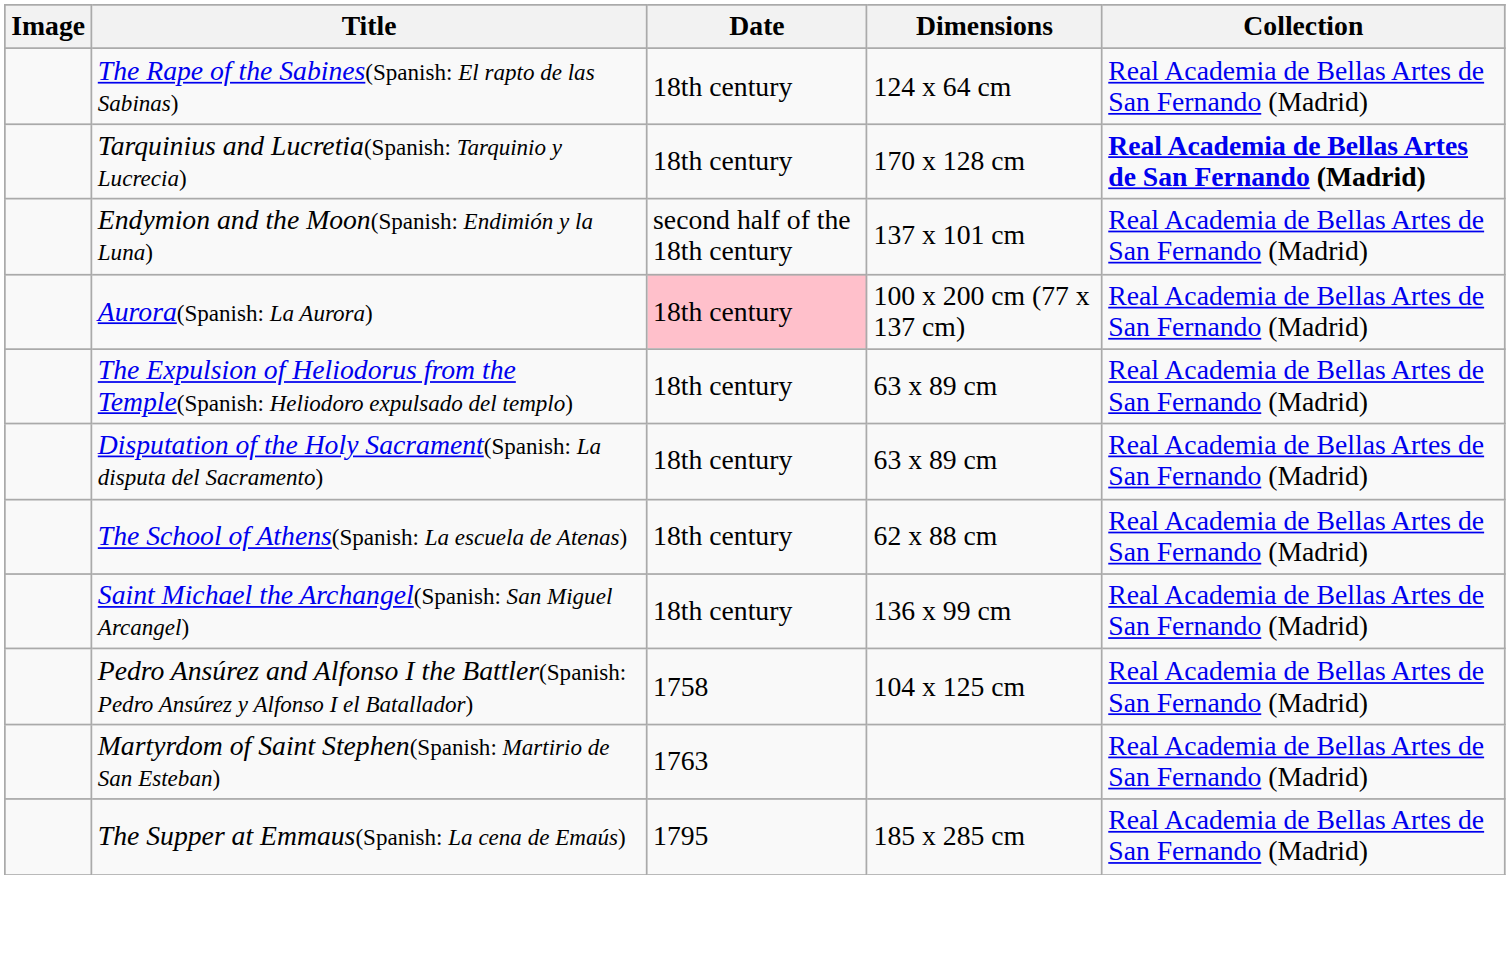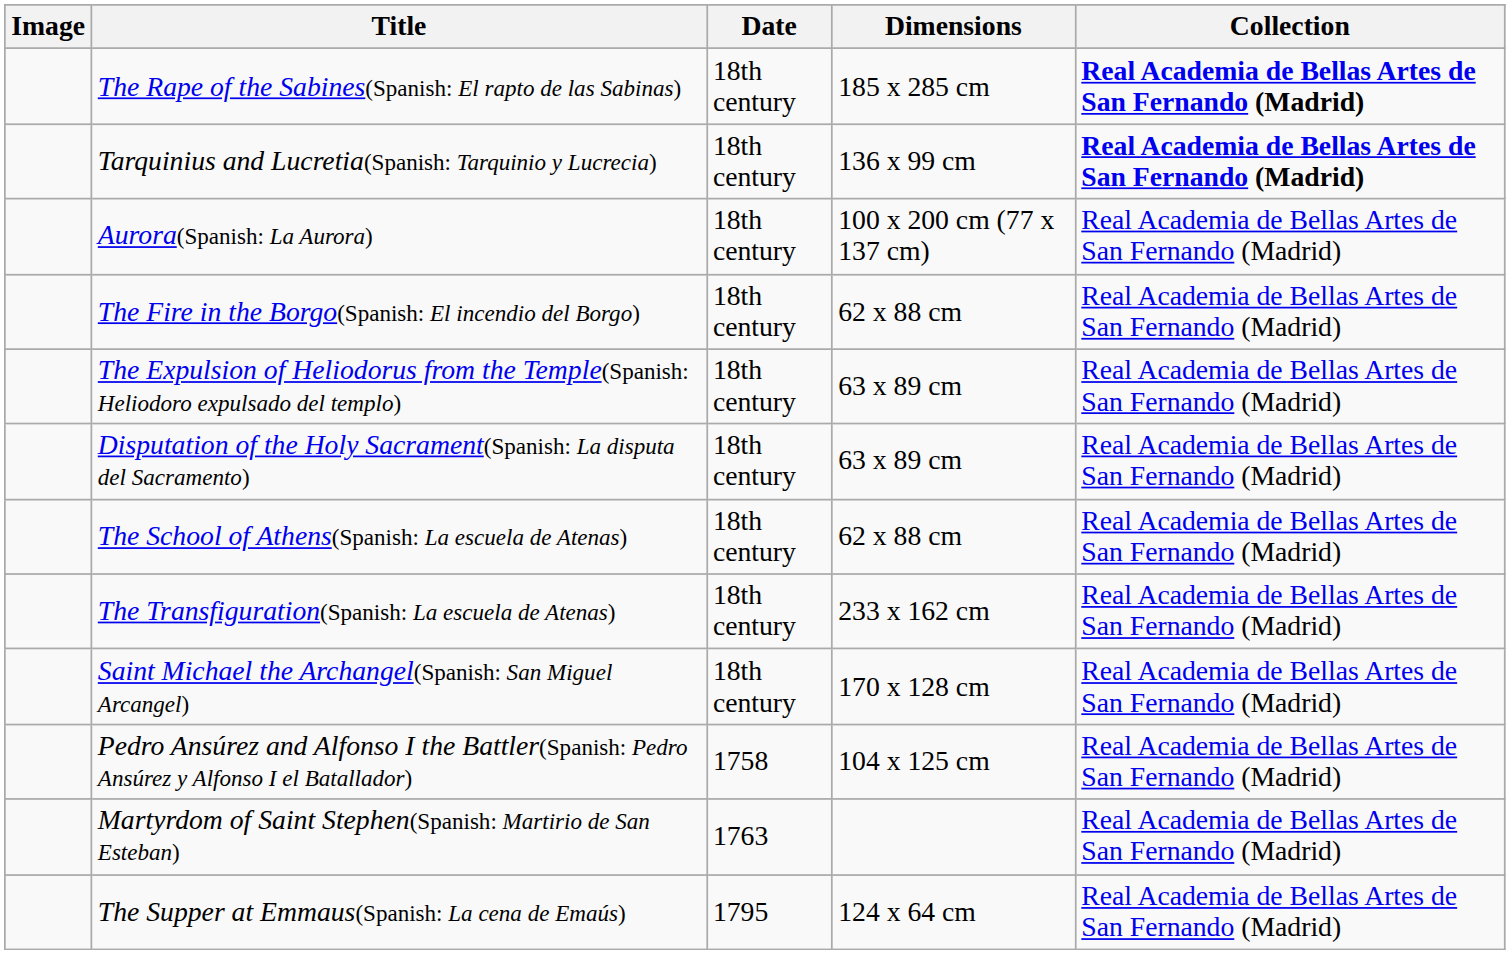(942, 85) 124 x 64 cm -> (914, 85) 185 x 285 cm
(1296, 85) normal -> (1278, 85) bold
(949, 160) 170 x 128 cm -> (907, 160) 136 x 99 cm
- row: (345, 235)
(723, 311) pink background -> (754, 235) no background
+ row: (369, 311)
+ row: (357, 611)
(942, 611) 136 x 99 cm -> (914, 686) 170 x 128 cm
(949, 836) 185 x 285 cm -> (907, 911) 124 x 64 cm
